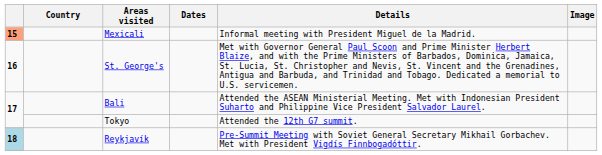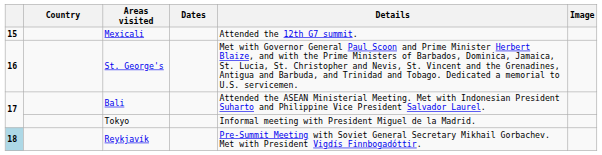(12, 34) lightsalmon background -> (12, 34) no background
(348, 34) Informal meeting with President Miguel de la Madrid. -> (289, 34) Attended the 12th G7 summit.
(289, 121) Attended the 12th G7 summit. -> (348, 121) Informal meeting with President Miguel de la Madrid.
